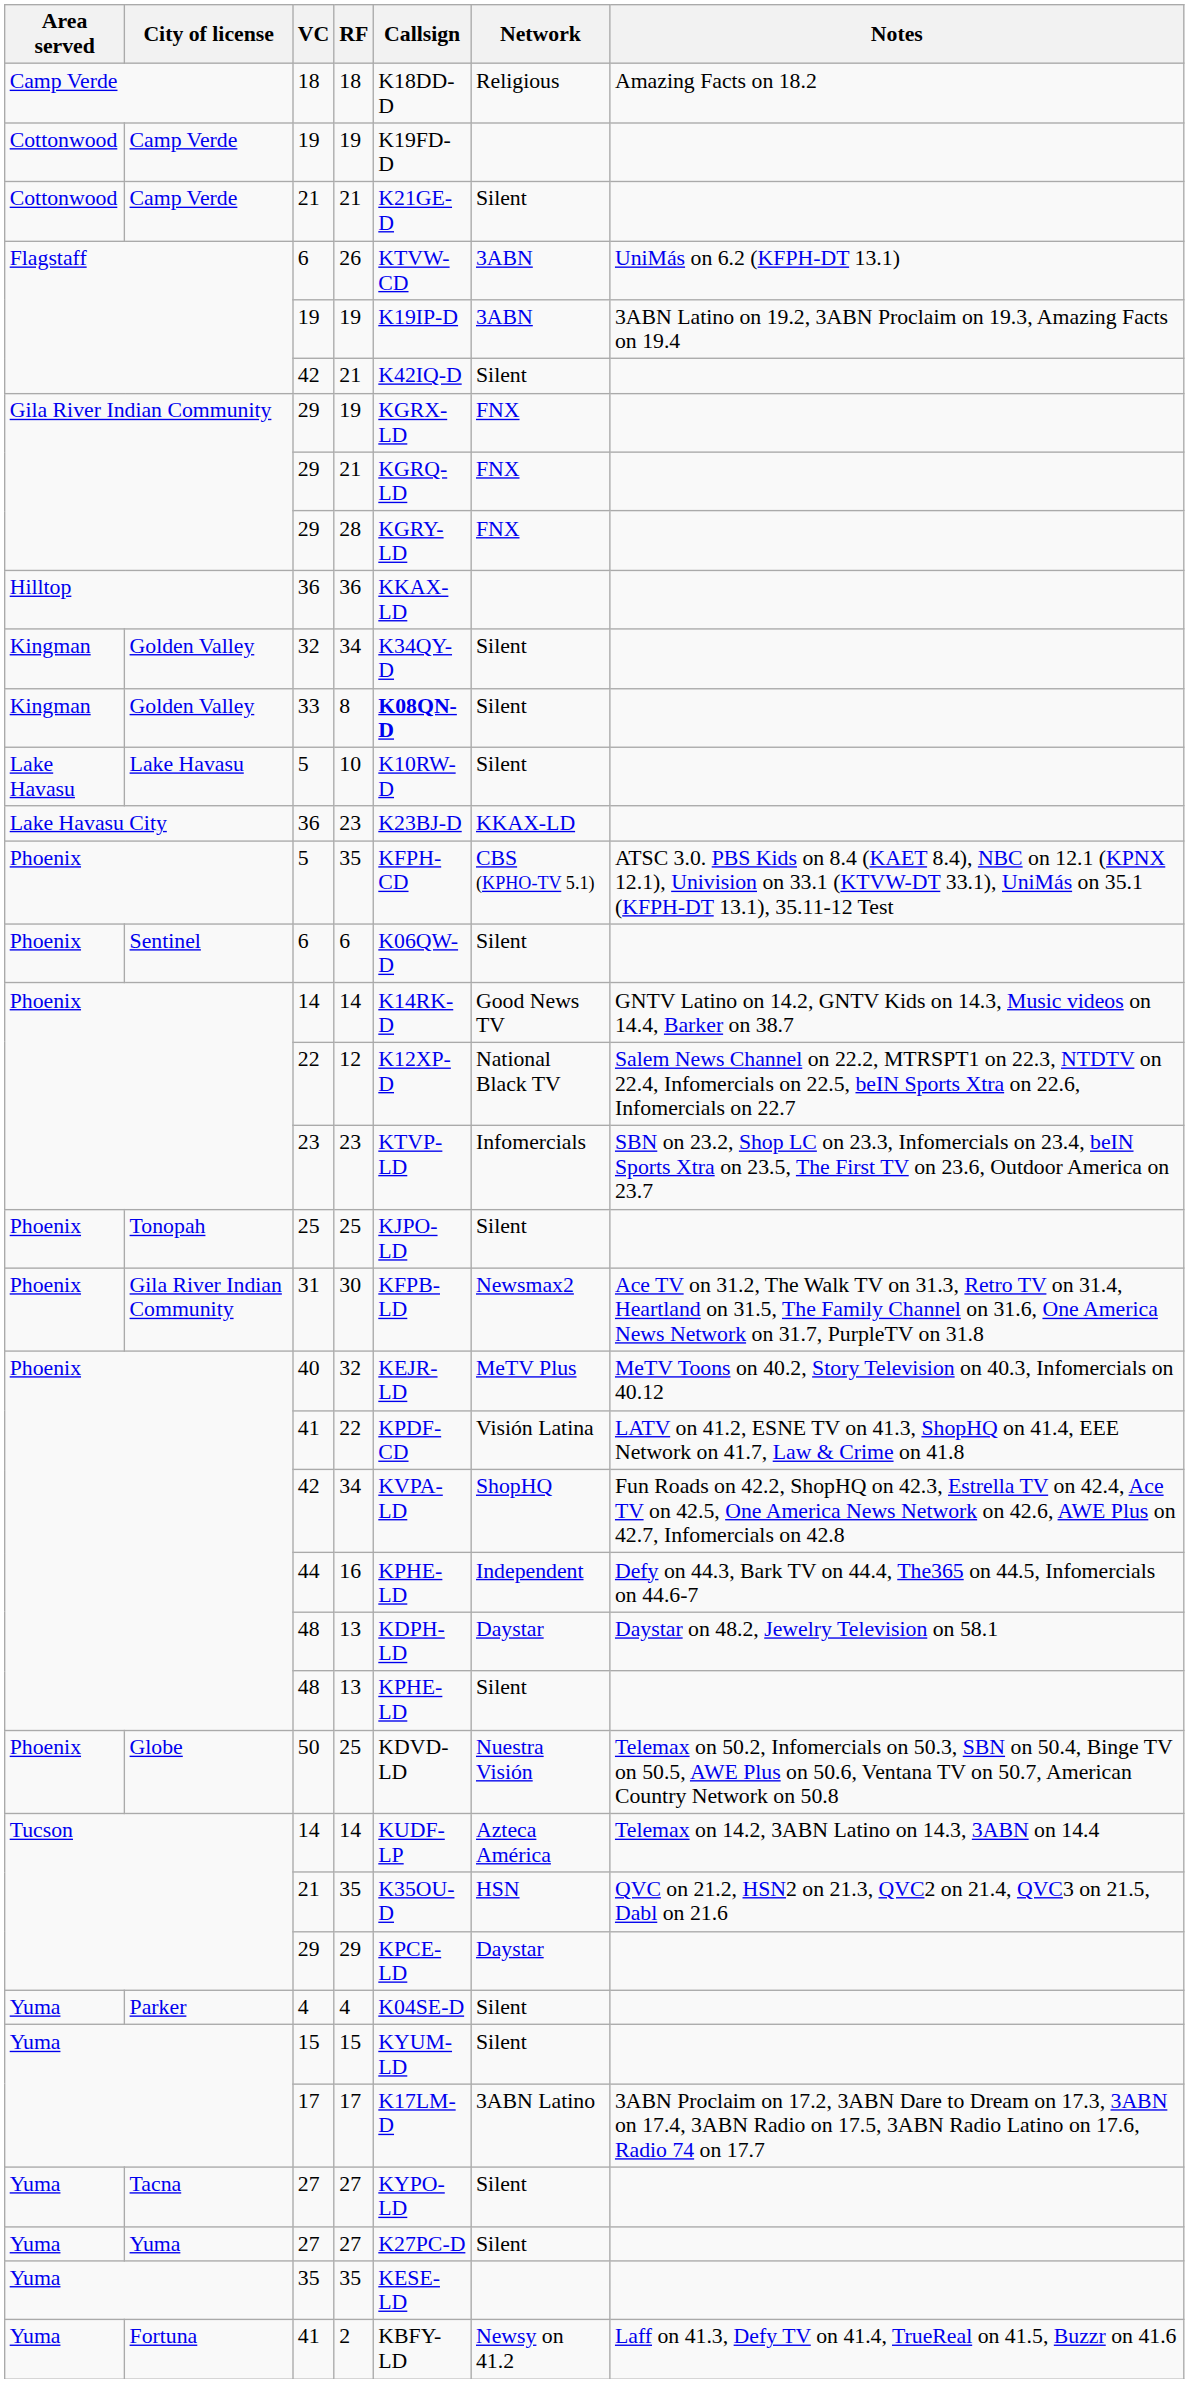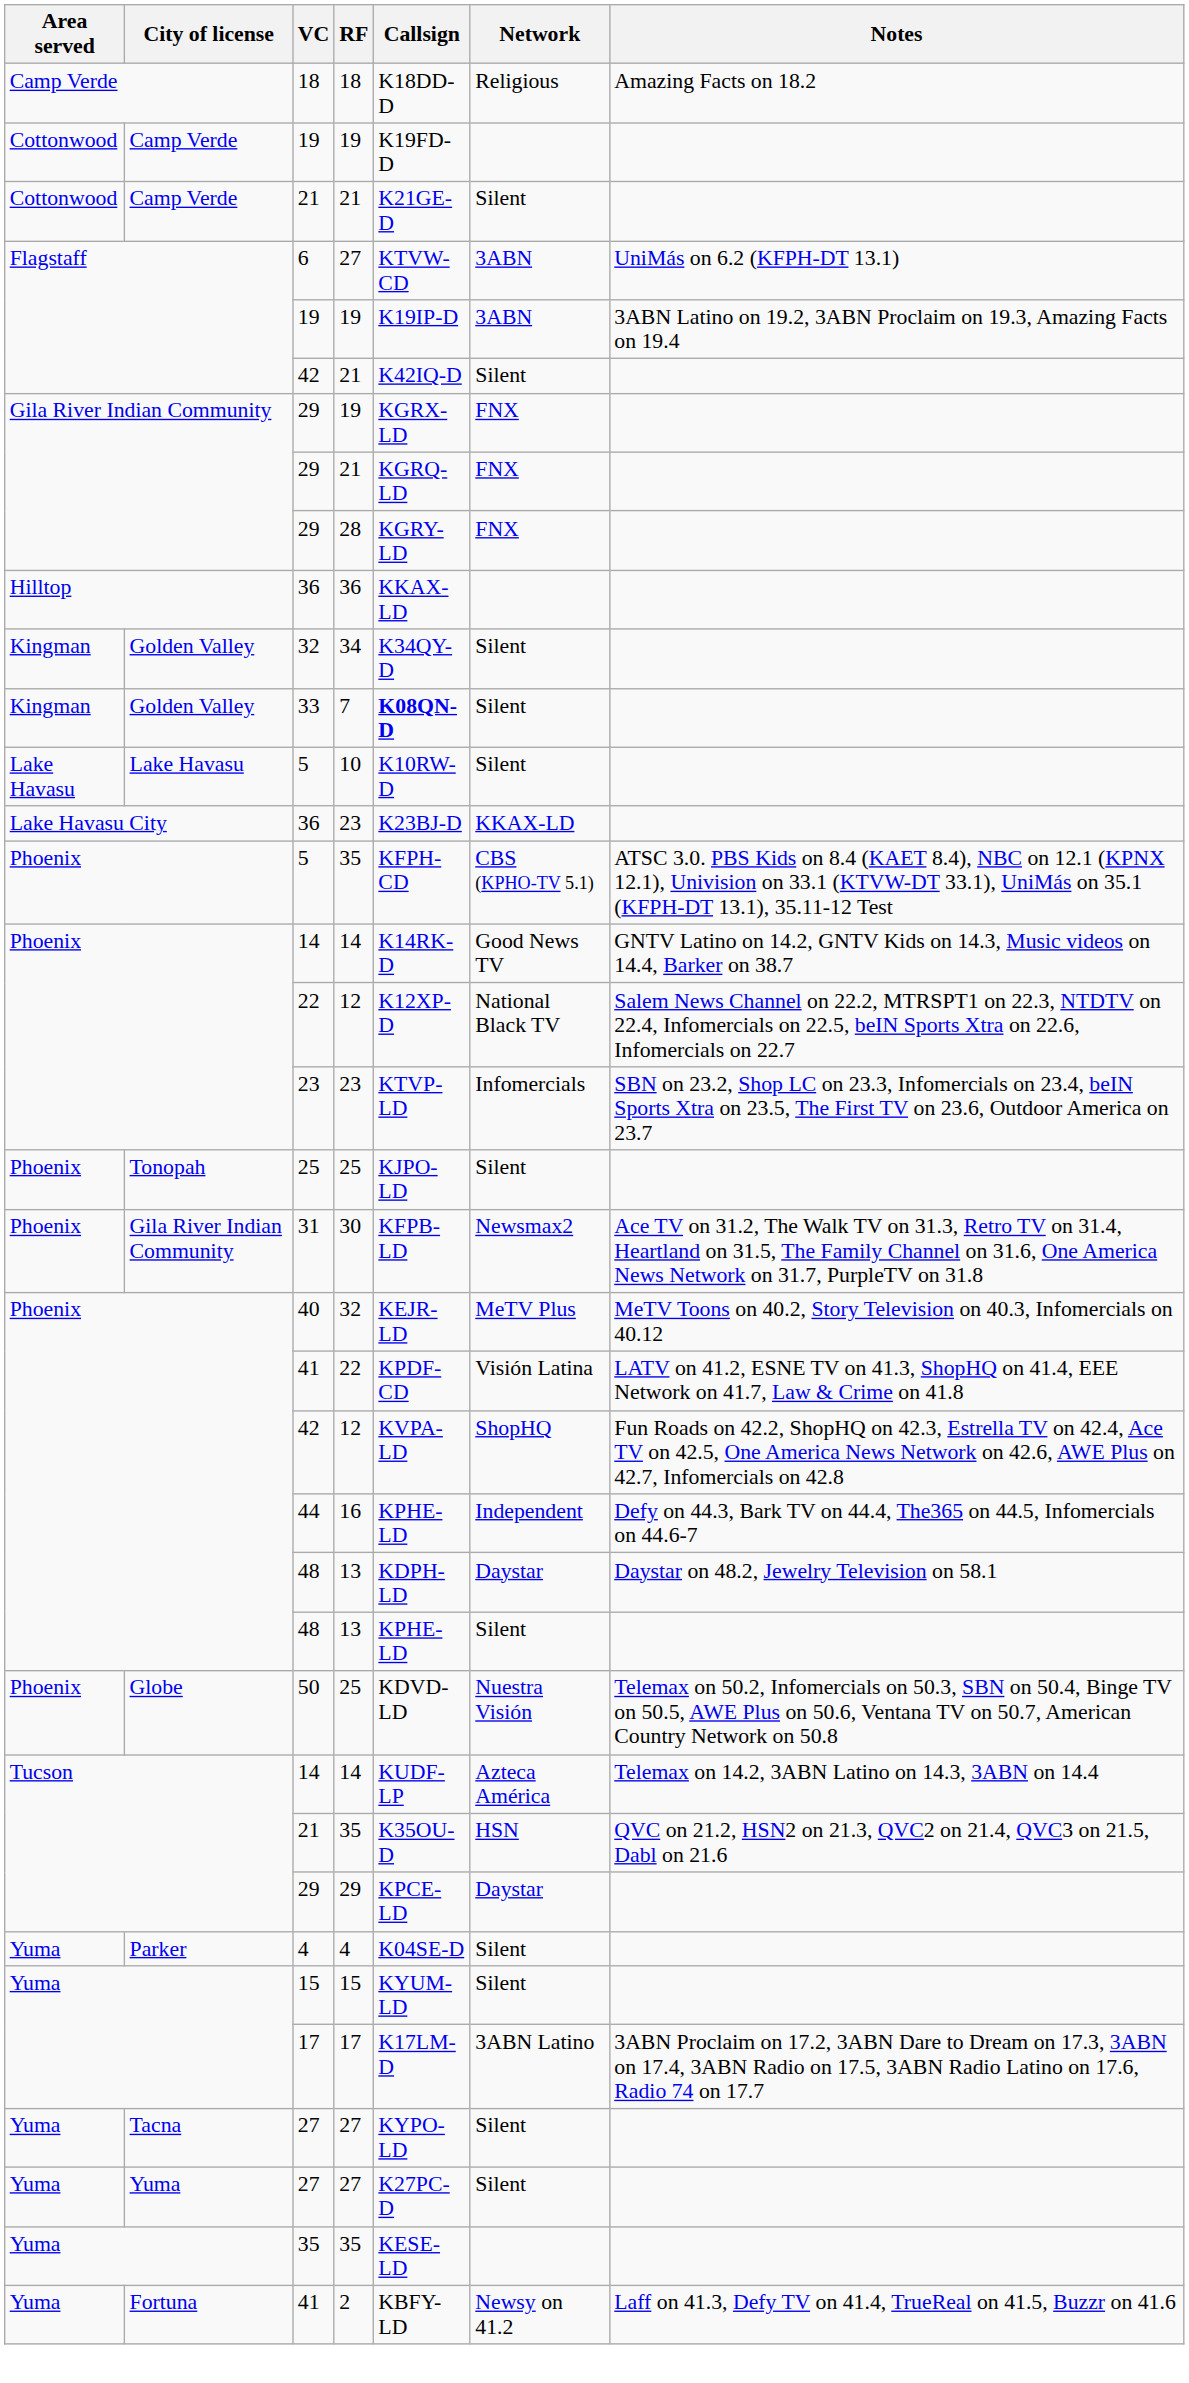(350, 257) 26 -> (350, 257) 27
(345, 705) 8 -> (345, 705) 7
- row: (165, 941)
(350, 1486) 34 -> (350, 1427) 12
